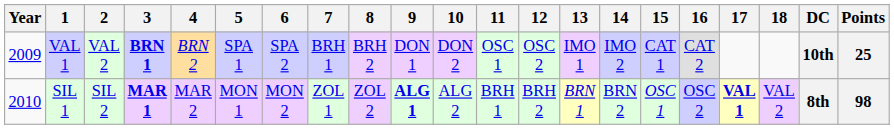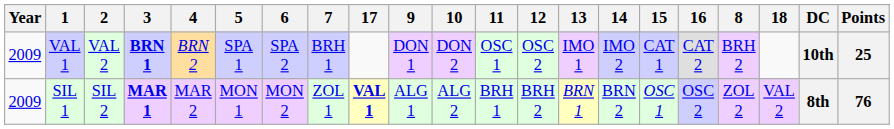columns swapped: (370, 18) <-> (739, 18)
(25, 101) 2010 -> (25, 101) 2009
(412, 101) bold -> (411, 101) normal
(863, 101) 98 -> (863, 101) 76
